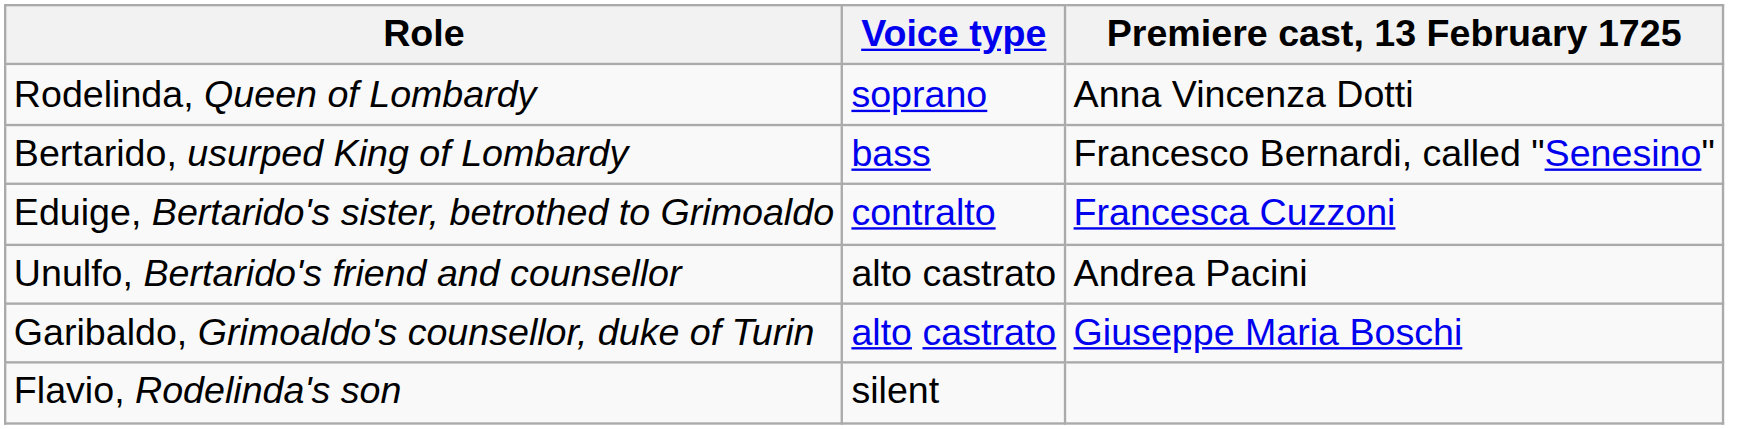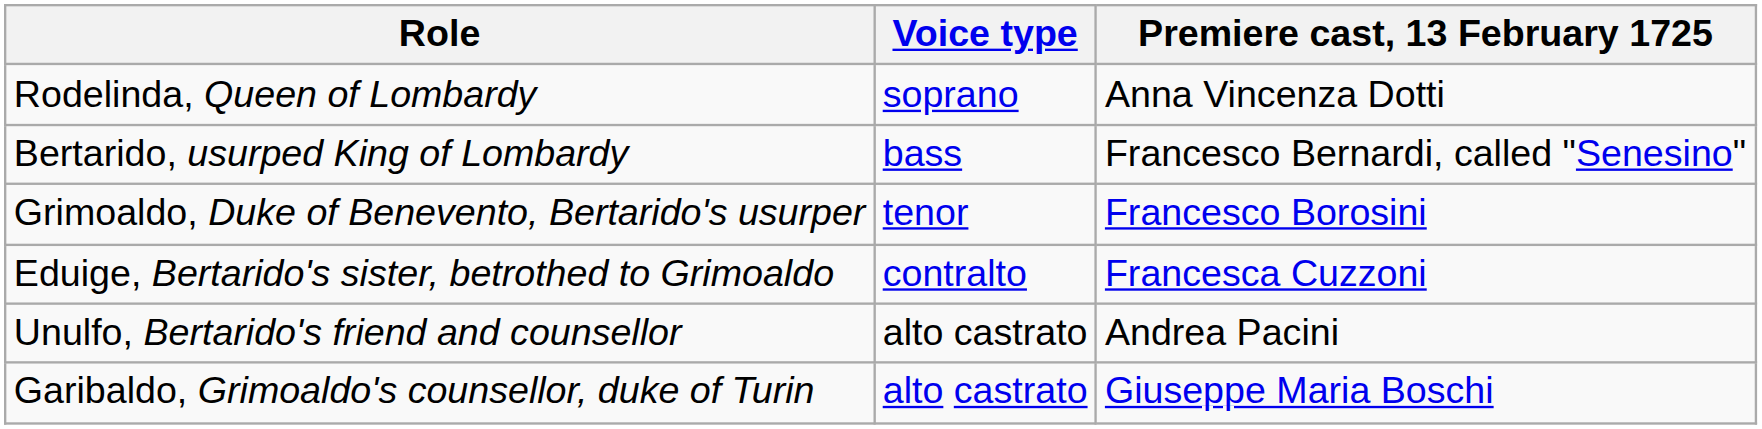+ row: (440, 213)
- row: (208, 392)
